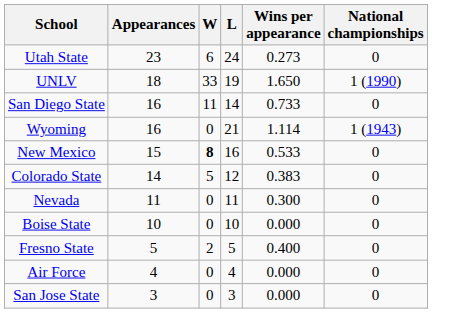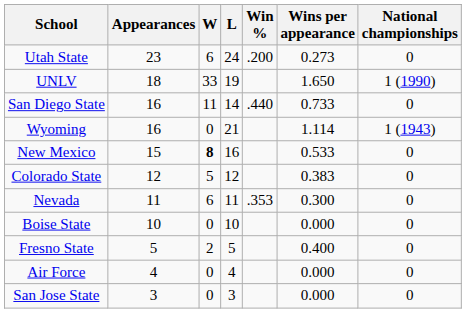+ column: (260, 24)
(154, 176) 14 -> (154, 176) 12
(210, 200) 0 -> (210, 200) 6
